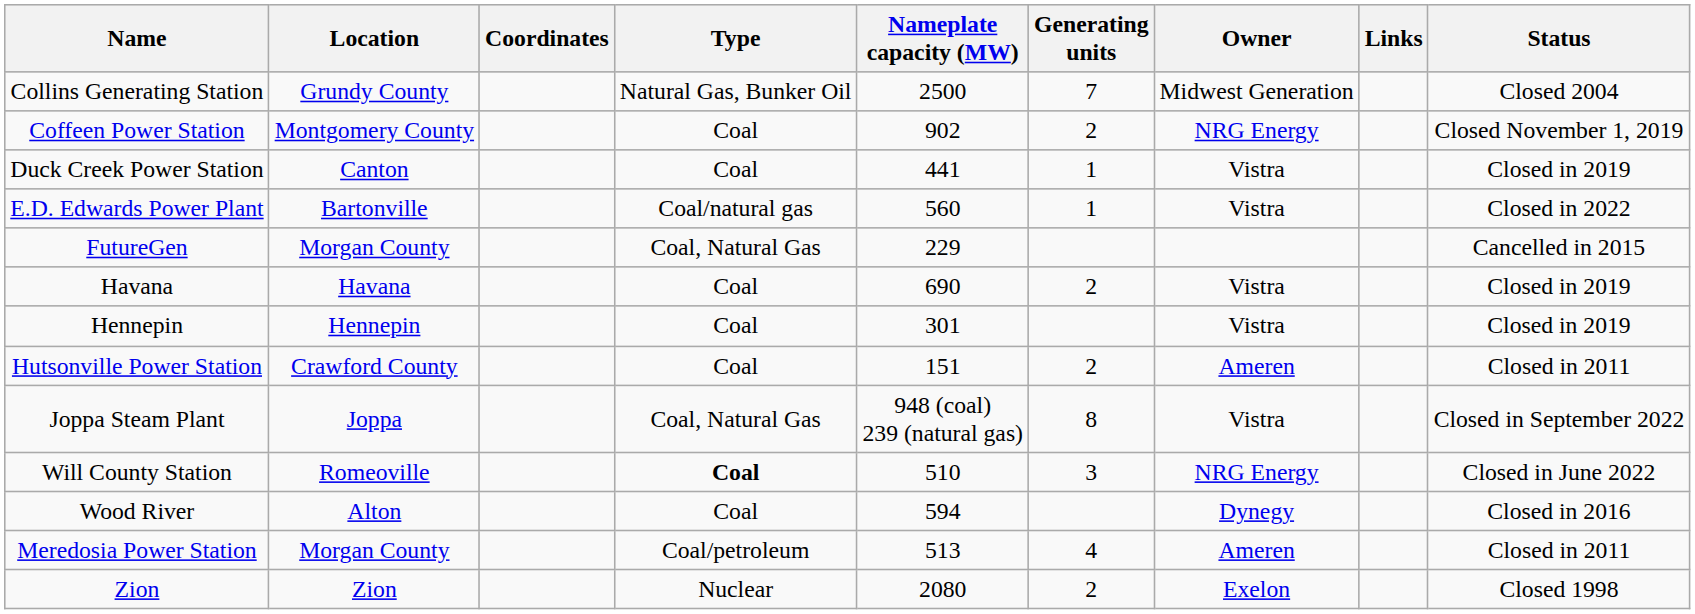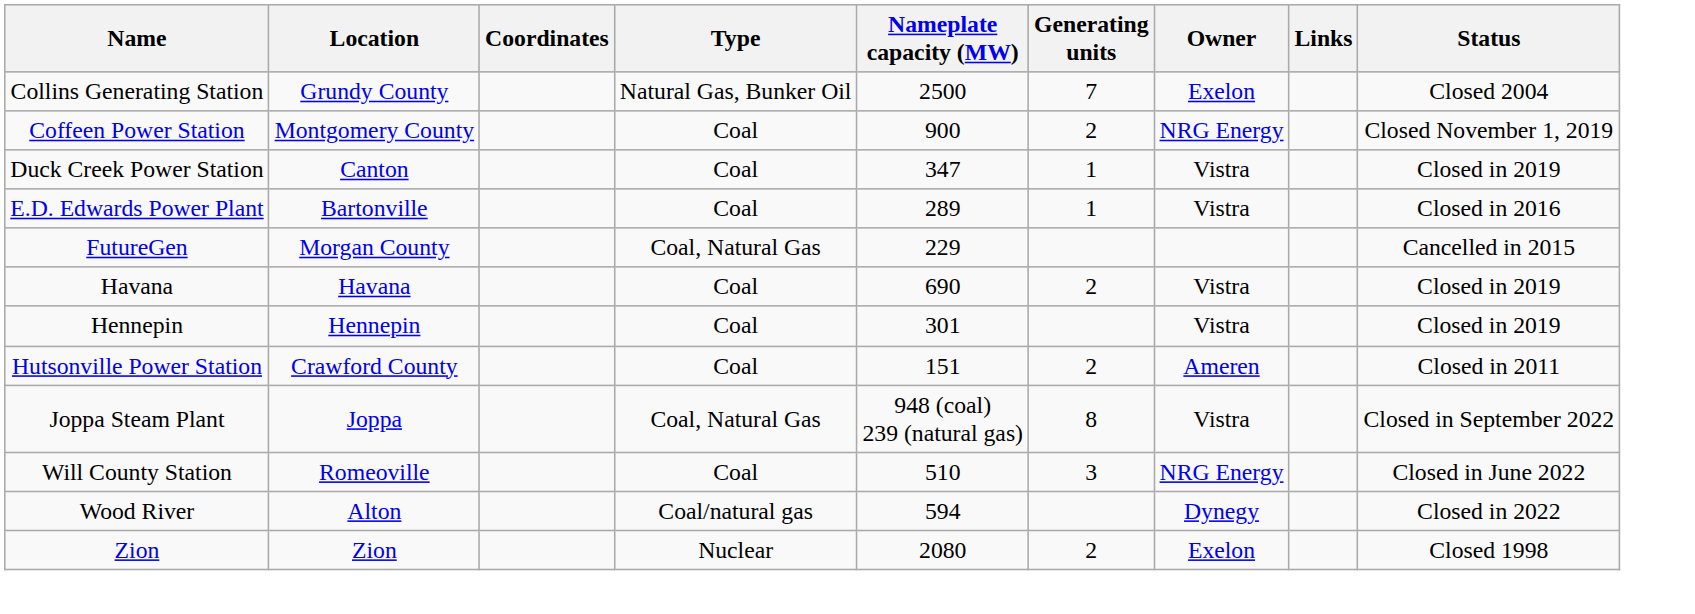(1257, 91) Midwest Generation -> (1222, 91) Exelon
(943, 130) 902 -> (943, 130) 900
(943, 169) 441 -> (943, 169) 347
(736, 208) Coal/natural gas -> (736, 208) Coal
(943, 208) 560 -> (943, 208) 289
(1559, 208) Closed in 2022 -> (1489, 208) Closed in 2016
(736, 471) bold -> (736, 471) normal
(736, 510) Coal -> (736, 510) Coal/natural gas
(1559, 510) Closed in 2016 -> (1489, 510) Closed in 2022
- row: (137, 549)
